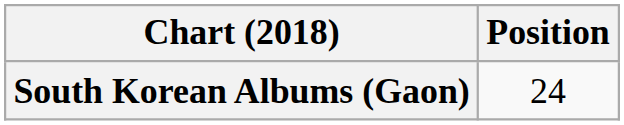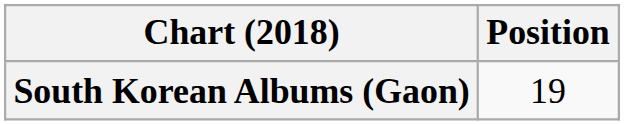(548, 89) 24 -> (548, 89) 19
